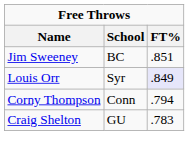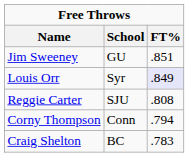(116, 57) BC -> (116, 57) GU
+ row: (45, 99)
(116, 120) GU -> (116, 141) BC
